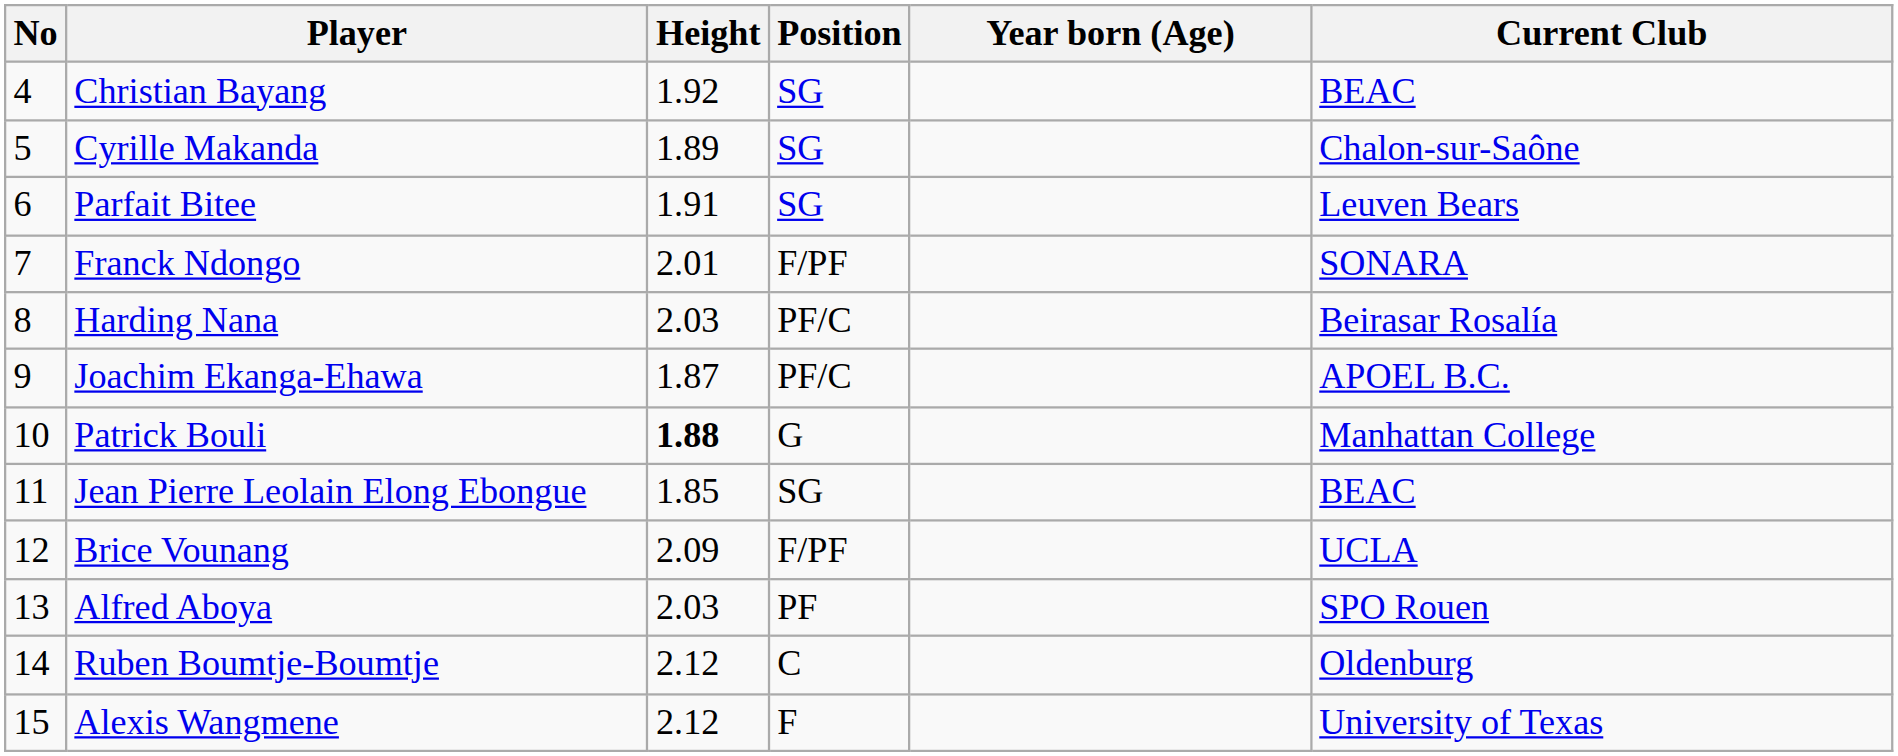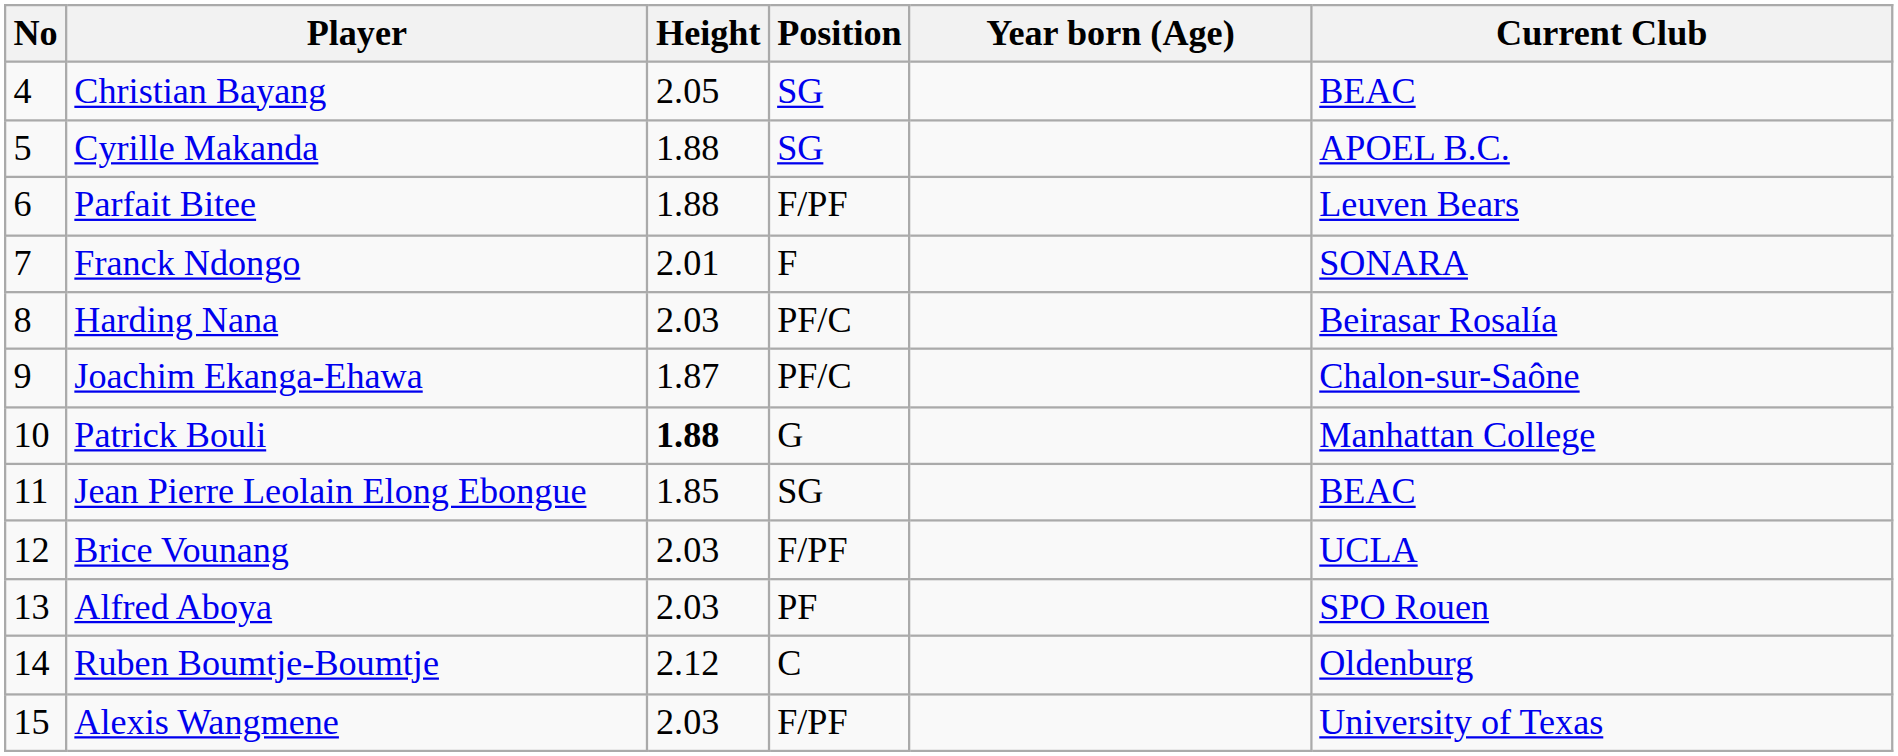(688, 90) 1.92 -> (688, 90) 2.05
(688, 147) 1.89 -> (688, 147) 1.88
(1449, 147) Chalon-sur-Saône -> (1415, 147) APOEL B.C.
(688, 205) 1.91 -> (688, 205) 1.88
(800, 205) SG -> (812, 205) F/PF
(812, 262) F/PF -> (787, 262) F
(1415, 377) APOEL B.C. -> (1449, 377) Chalon-sur-Saône
(688, 549) 2.09 -> (688, 549) 2.03
(688, 721) 2.12 -> (688, 721) 2.03
(787, 721) F -> (812, 721) F/PF
